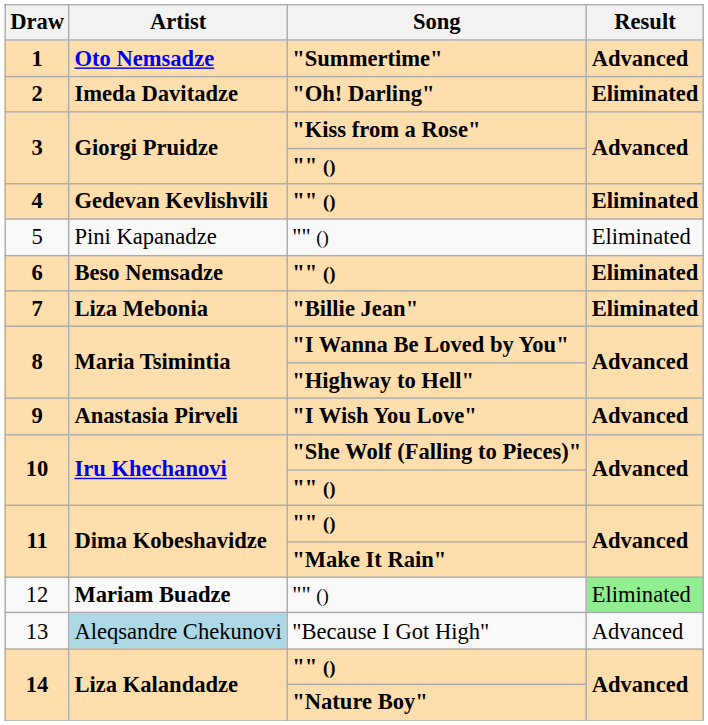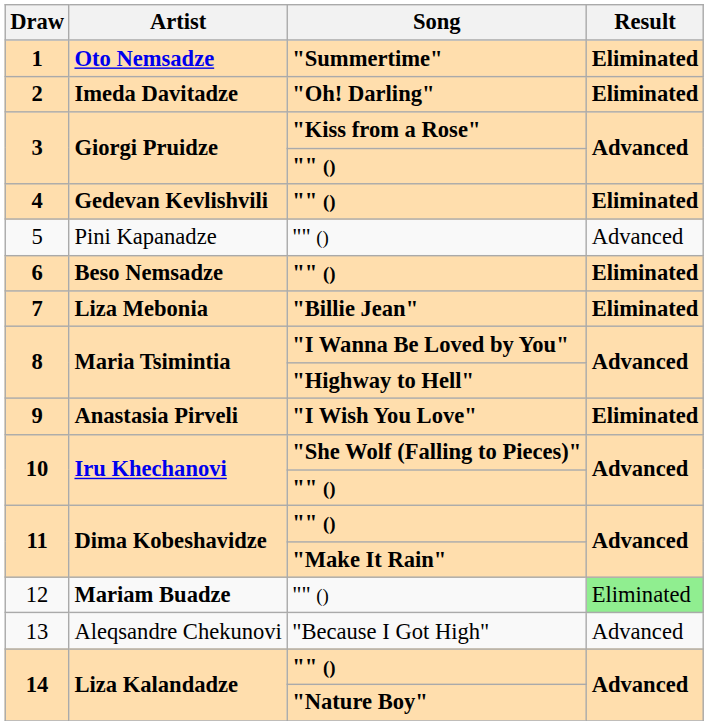(640, 58) Advanced -> (645, 58) Eliminated
(641, 237) Eliminated -> (637, 237) Advanced
(640, 415) Advanced -> (645, 415) Eliminated
(178, 630) lightblue background -> (178, 630) no background
